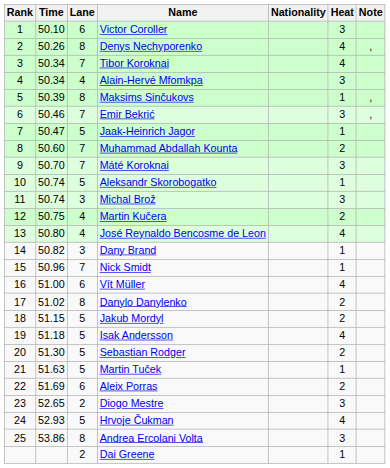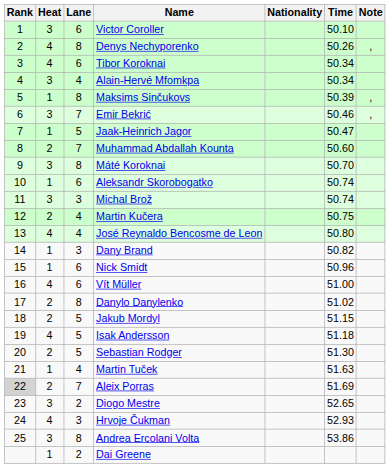columns swapped: (342, 13) <-> (51, 13)
(82, 64) 7 -> (79, 64) 6
(82, 166) 7 -> (79, 166) 8
(82, 183) 5 -> (79, 183) 6
(82, 268) 7 -> (79, 268) 6
(82, 370) 5 -> (79, 370) 4
(20, 387) no background -> (20, 387) lightgrey background
(82, 387) 6 -> (79, 387) 7
(82, 421) 5 -> (79, 421) 3
